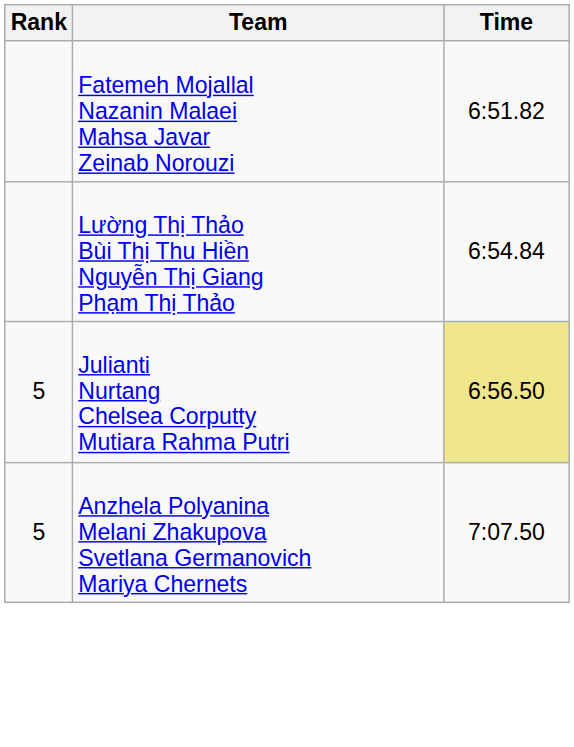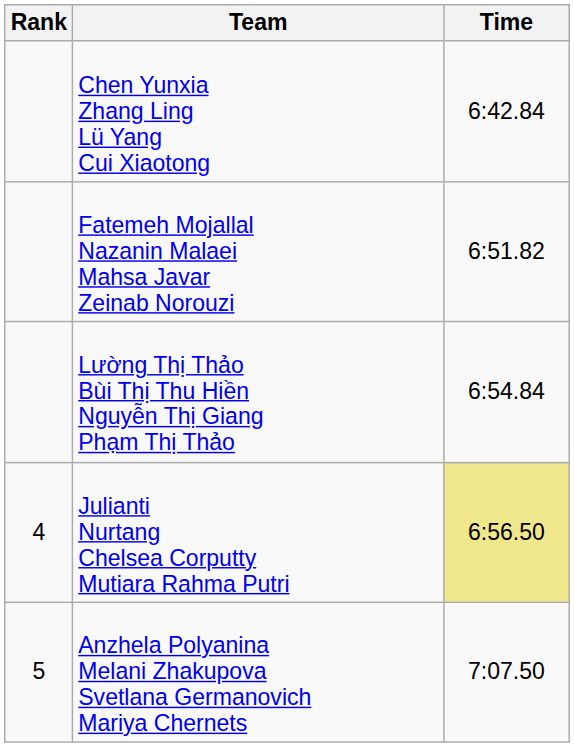+ row: (144, 124)
(39, 391) 5 -> (39, 531) 4
